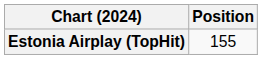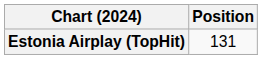(223, 41) 155 -> (223, 41) 131
